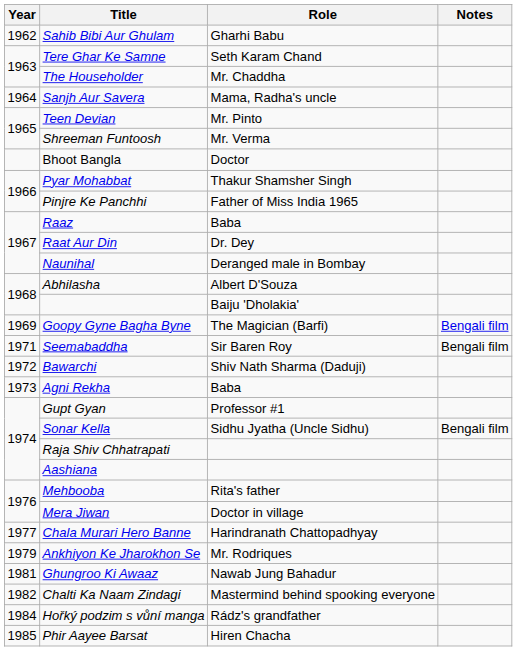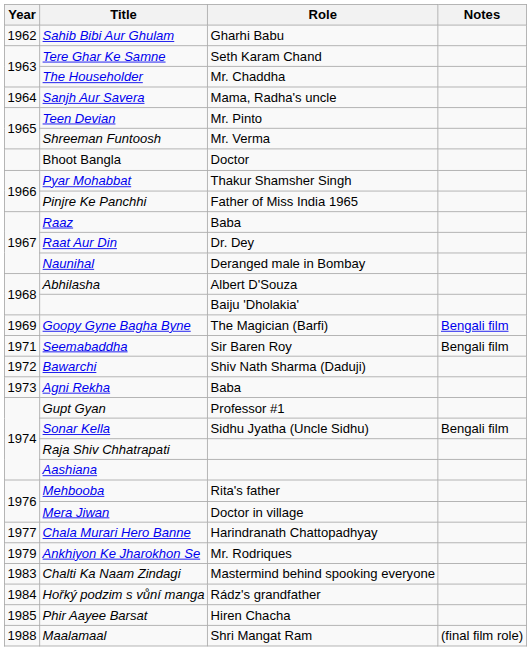- row: (100, 574)
(22, 594) 1982 -> (22, 574) 1983
+ row: (75, 636)
